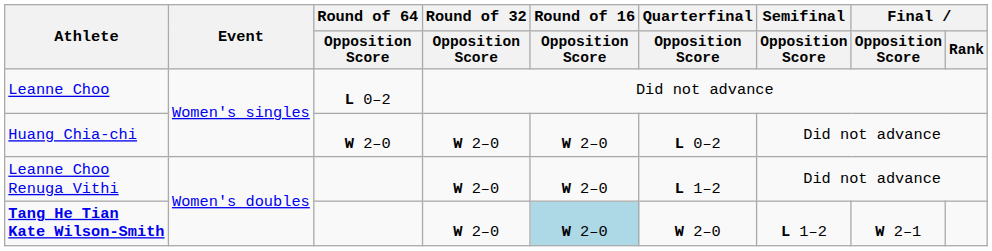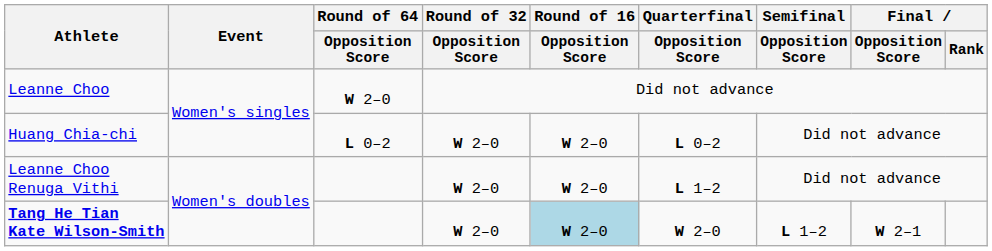(368, 100) L 0–2 -> (368, 100) W 2–0
(368, 144) W 2–0 -> (368, 144) L 0–2
